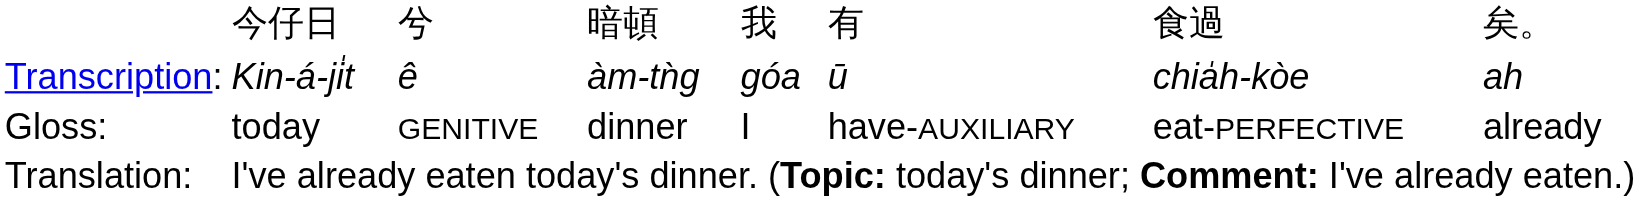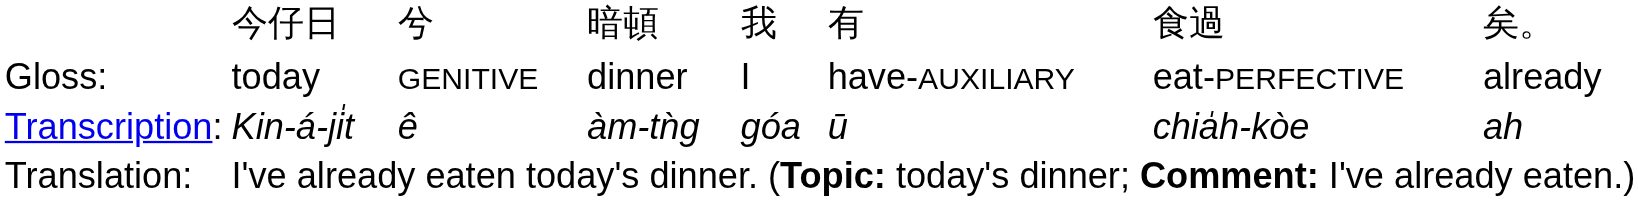rows swapped: (114, 76) <-> (56, 126)
